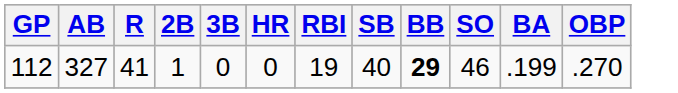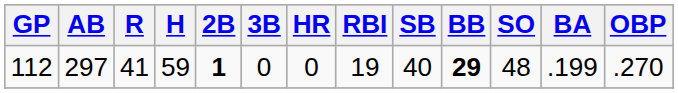+ column: (176, 25)
(86, 66) 327 -> (86, 66) 297
(178, 66) normal -> (219, 66) bold
(475, 66) 46 -> (516, 66) 48
